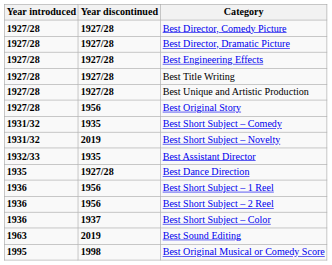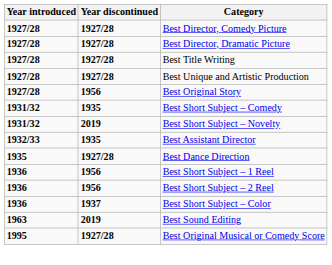- row: (213, 60)
(91, 252) 1998 -> (97, 236) 1927/28
